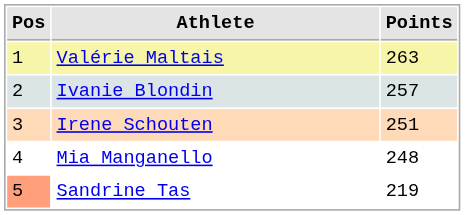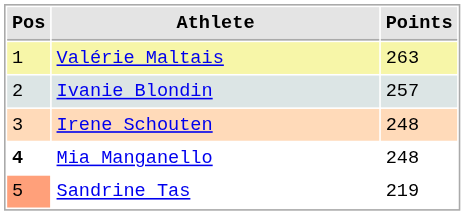(402, 125) 251 -> (402, 125) 248
(18, 158) normal -> (18, 158) bold
